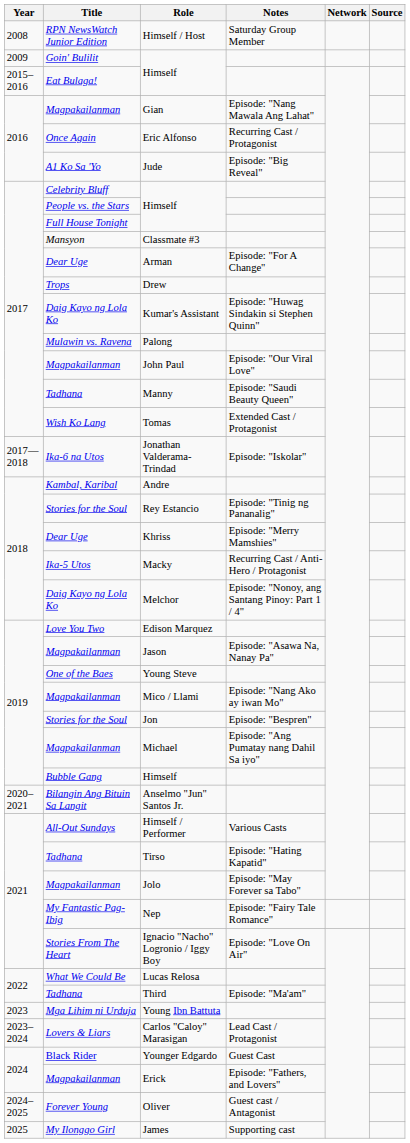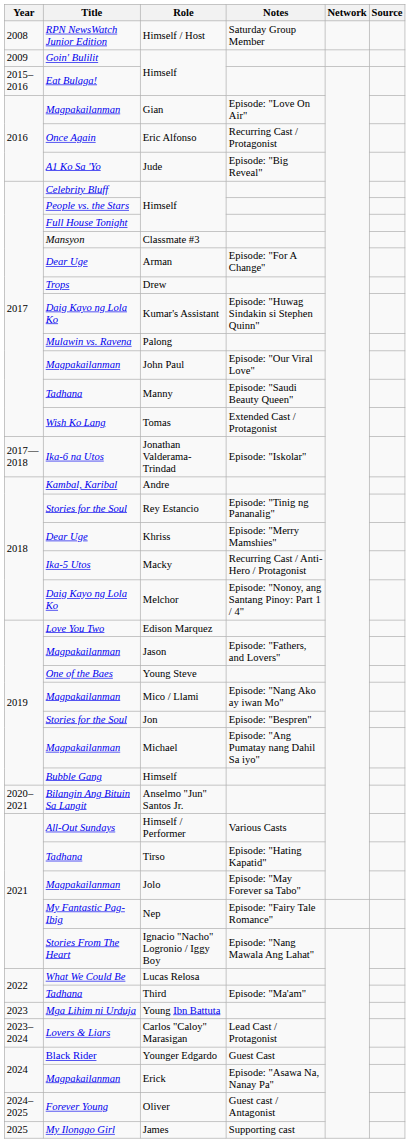(271, 109) Episode: "Nang Mawala Ang Lahat" -> (269, 109) Episode: "Love On Air"
(274, 651) Episode: "Asawa Na, Nanay Pa" -> (268, 651) Episode: "Fathers, and Lovers"
(269, 948) Episode: "Love On Air" -> (271, 948) Episode: "Nang Mawala Ang Lahat"
(268, 1078) Episode: "Fathers, and Lovers" -> (274, 1078) Episode: "Asawa Na, Nanay Pa"
